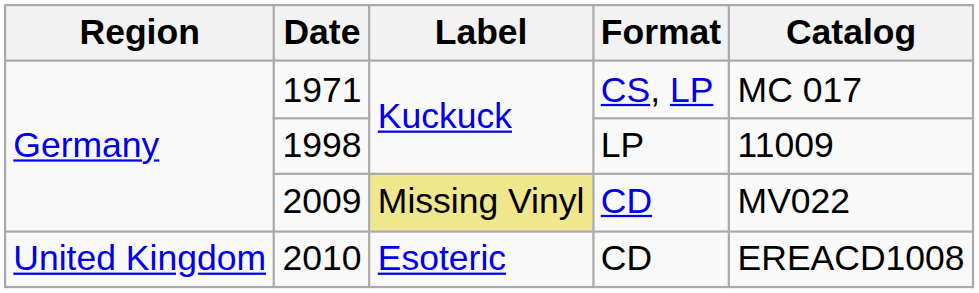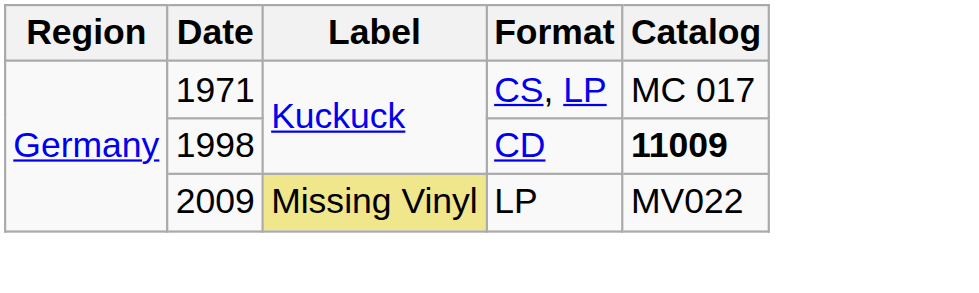(623, 145) LP -> (520, 145) CD
(786, 145) normal -> (679, 145) bold
(626, 201) CD -> (516, 201) LP
- row: (322, 257)
